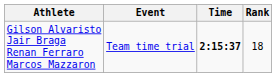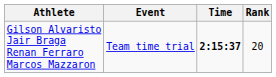(258, 47) 18 -> (258, 47) 20
